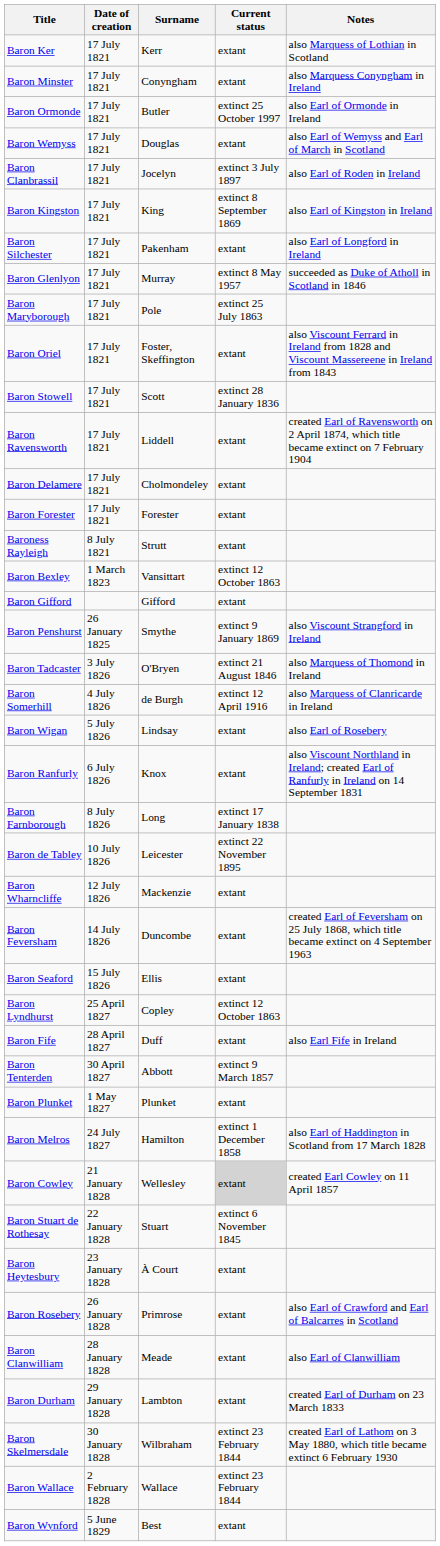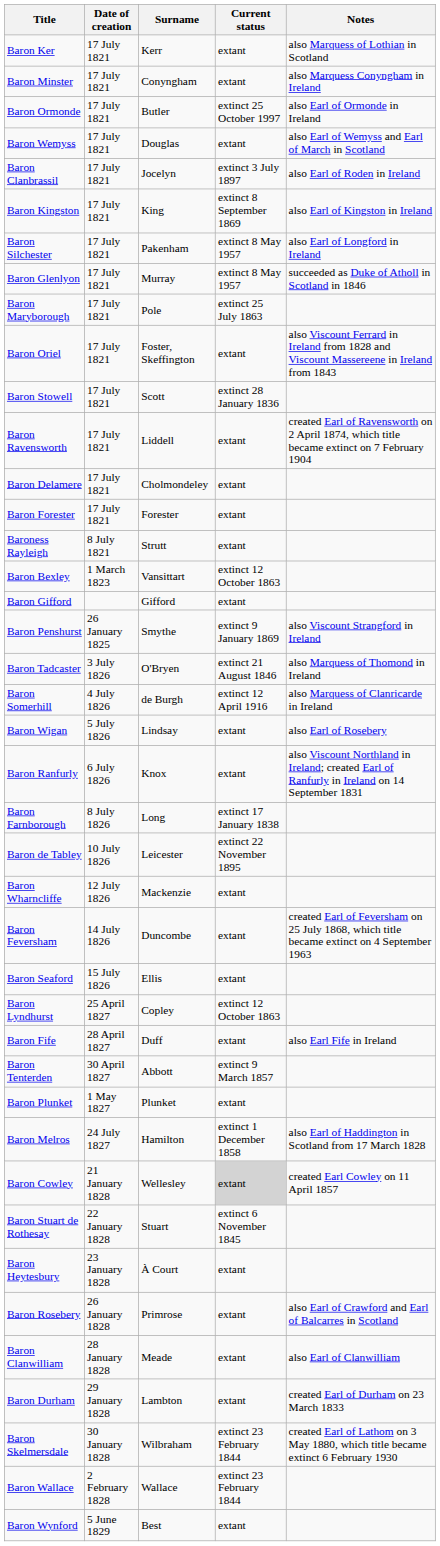(232, 248) extant -> (250, 248) extinct 8 May 1957
